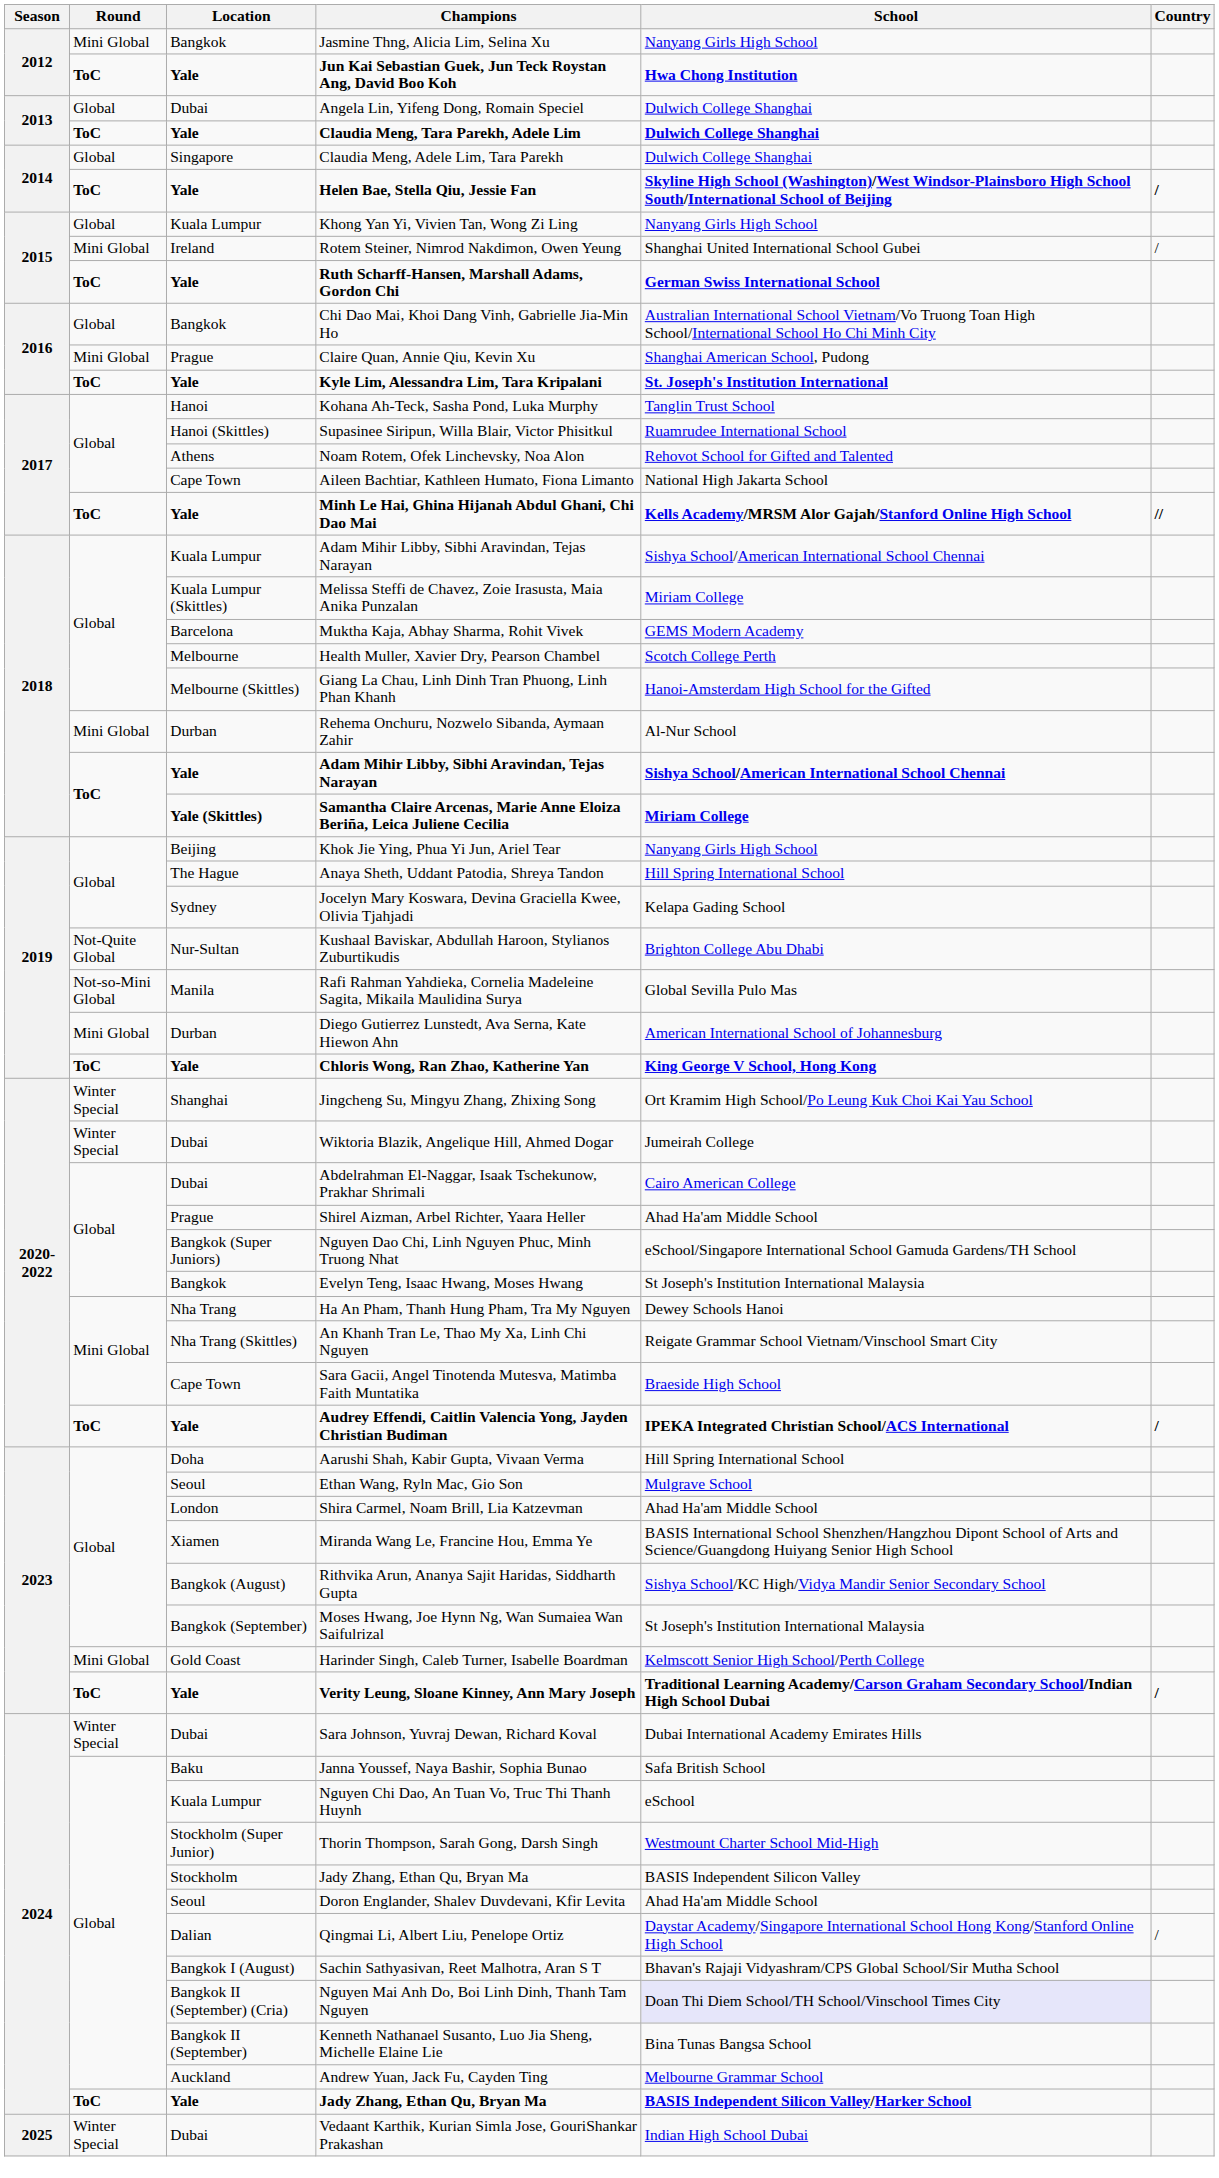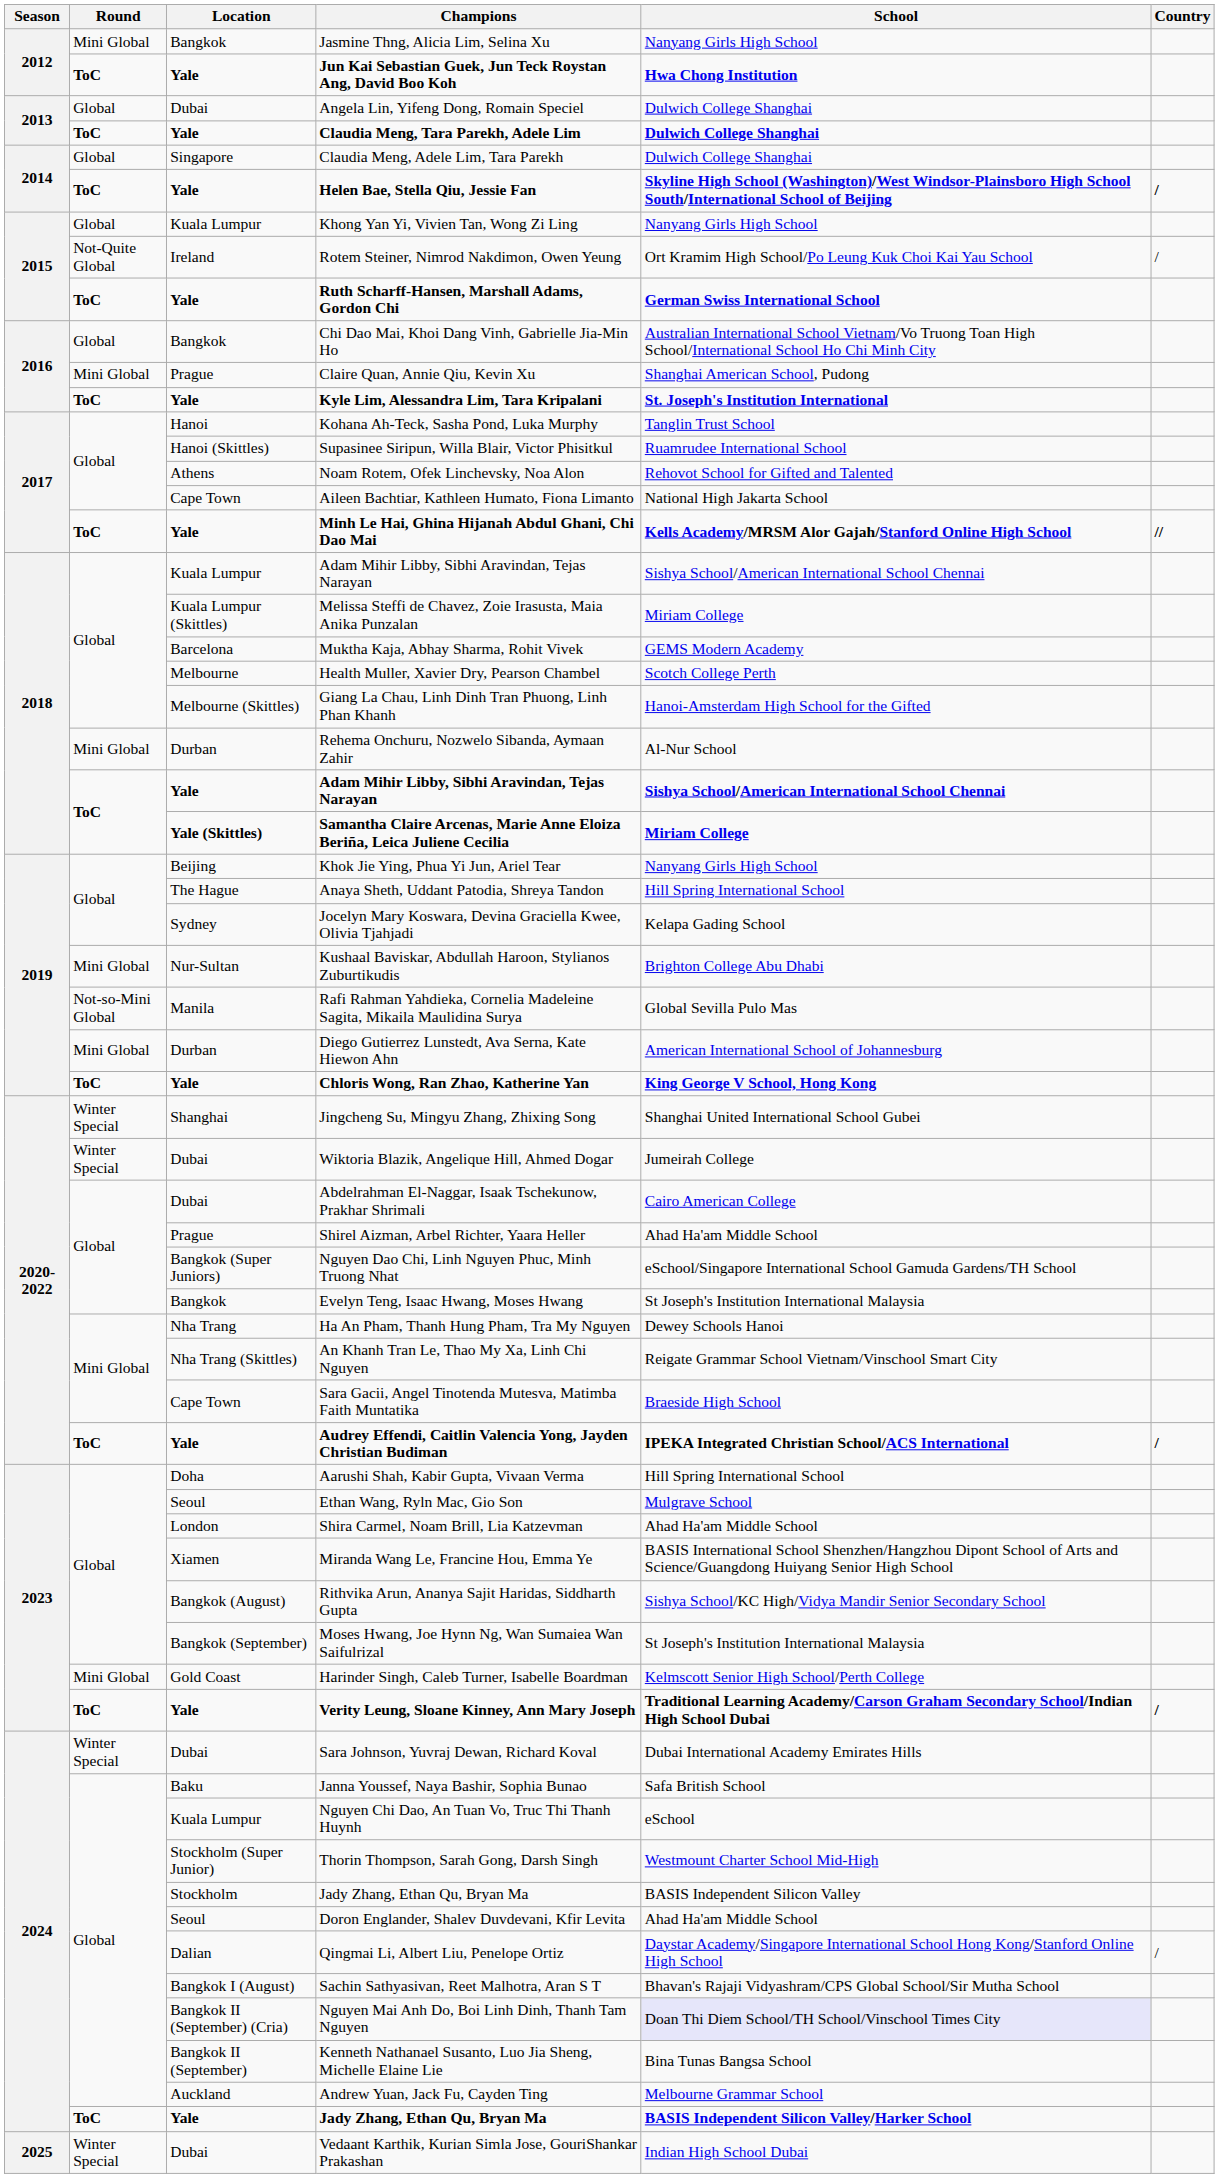(111, 248) Mini Global -> (105, 257) Not-Quite Global
(783, 248) Shanghai United International School Gubei -> (839, 257) Ort Kramim High School/Po Leung Kuk Choi Kai Yau School
(105, 948) Not-Quite Global -> (111, 966) Mini Global
(839, 1099) Ort Kramim High School/Po Leung Kuk Choi Kai Yau School -> (783, 1117) Shanghai United International School Gubei
